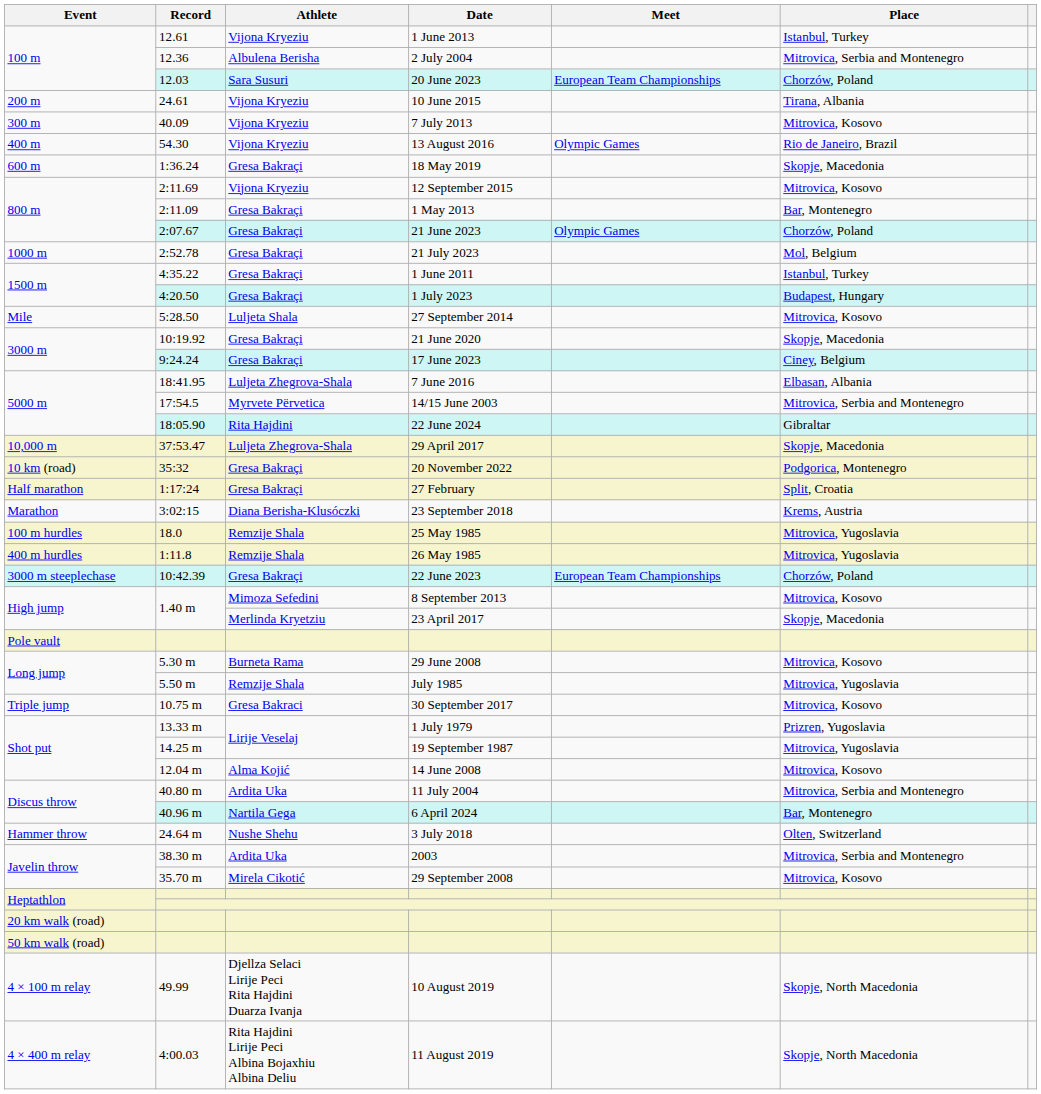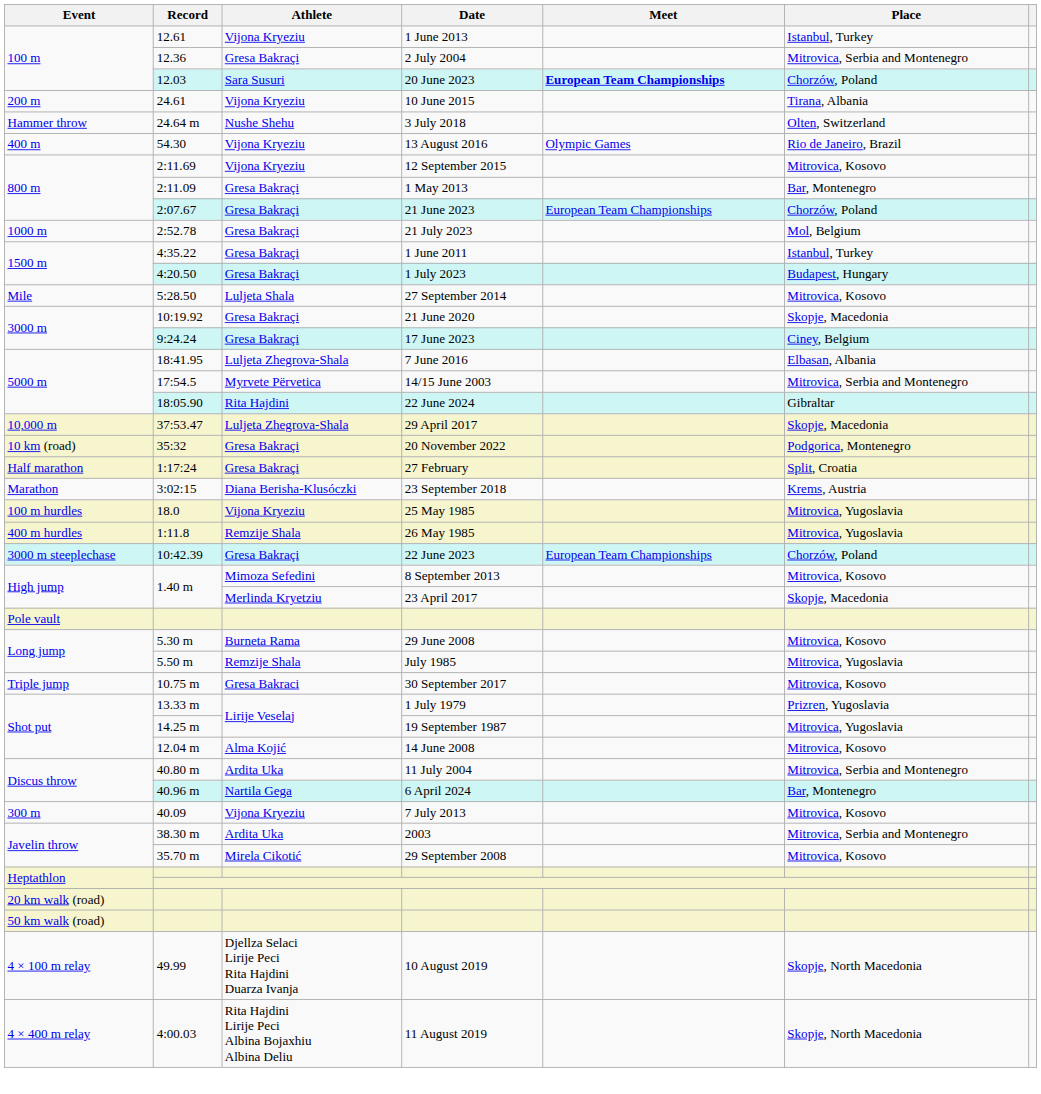(274, 58) Albulena Berisha -> (262, 58) Gresa Bakraçi
(637, 80) normal -> (635, 80) bold
rows swapped: (24, 123) <-> (47, 834)
- row: (24, 166)
(597, 231) Olympic Games -> (629, 209) European Team Championships
(266, 532) Remzije Shala -> (265, 511) Vijona Kryeziu
